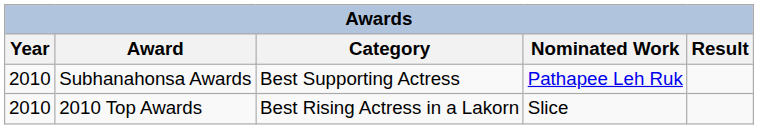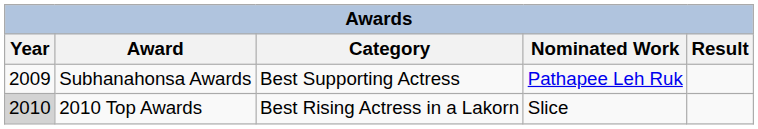(30, 78) 2010 -> (30, 78) 2009
(30, 108) no background -> (30, 108) lightgrey background
